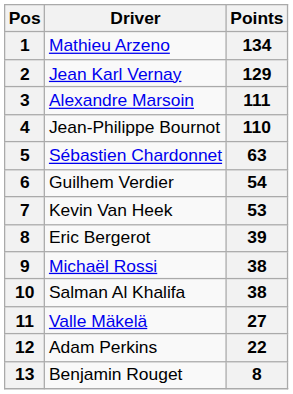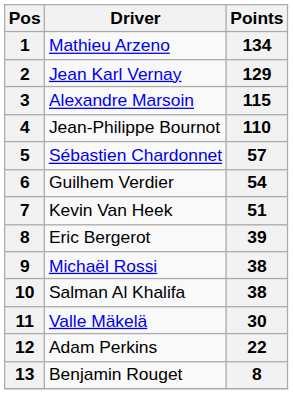(257, 100) 111 -> (257, 100) 115
(257, 155) 63 -> (257, 155) 57
(257, 210) 53 -> (257, 210) 51
(257, 320) 27 -> (257, 320) 30
